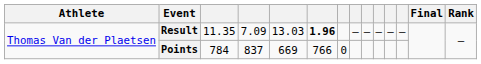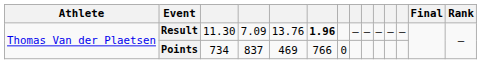(219, 31) 11.35 -> (219, 31) 11.30
(288, 31) 13.03 -> (288, 31) 13.76
(219, 49) 784 -> (219, 49) 734
(288, 49) 669 -> (288, 49) 469
